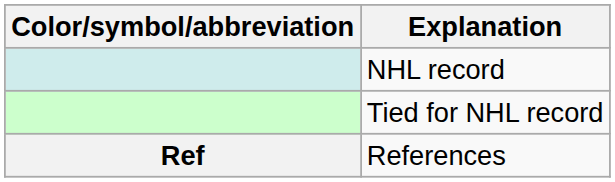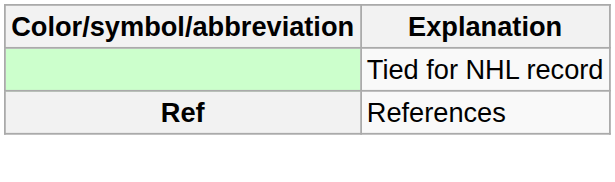- row: (436, 70)
